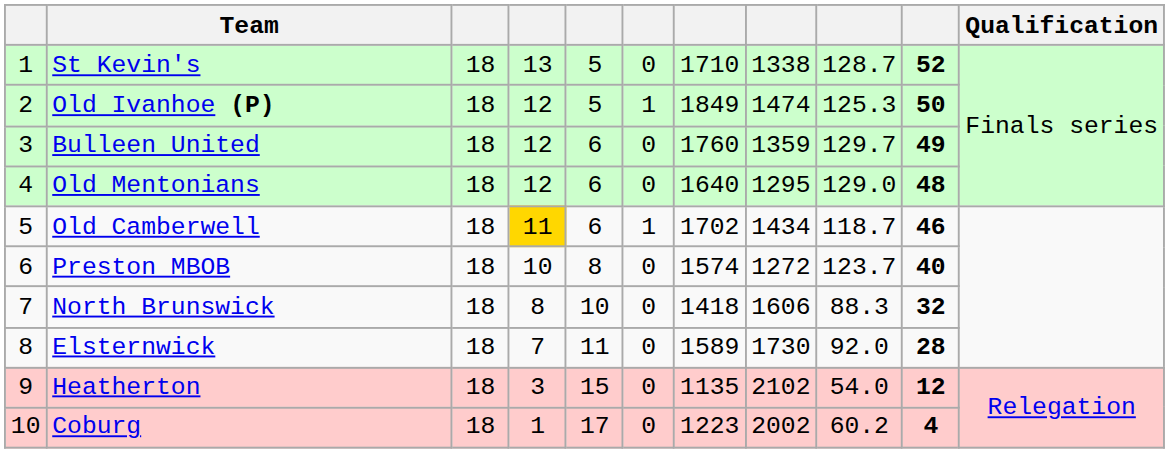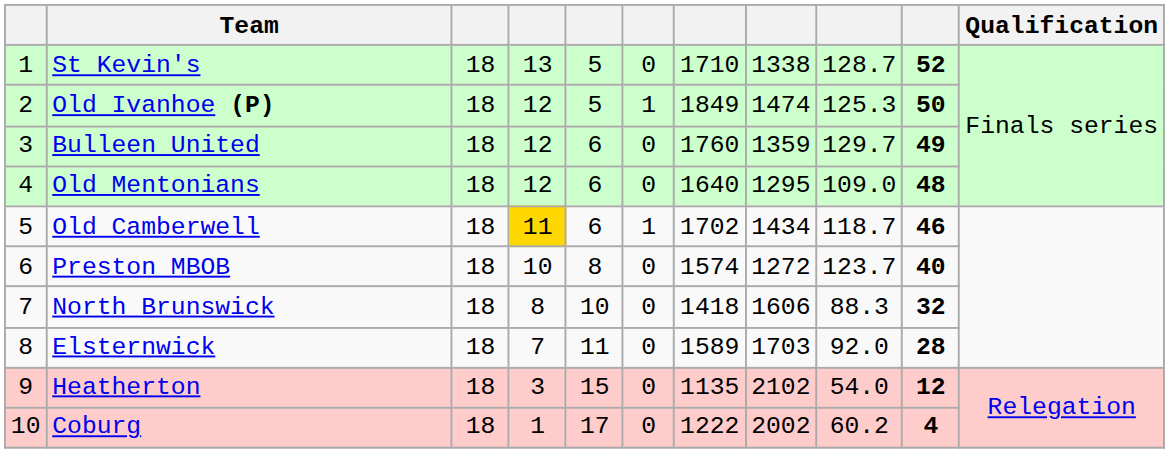(859, 186) 129.0 -> (859, 186) 109.0
(781, 347) 1730 -> (781, 347) 1703
(710, 428) 1223 -> (710, 428) 1222
